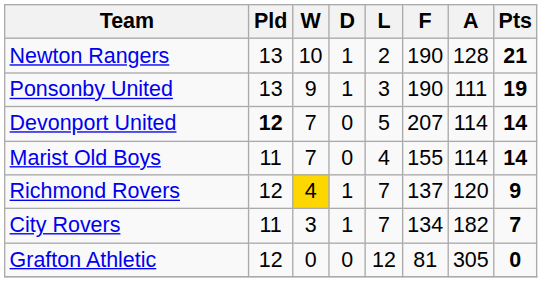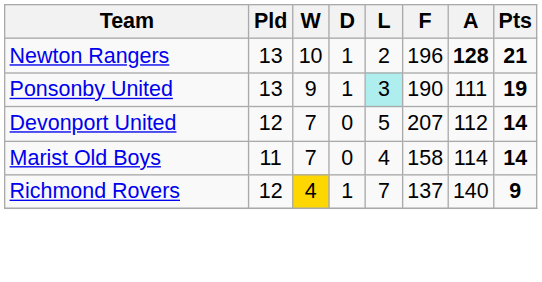(425, 55) 190 -> (425, 55) 196
(471, 55) normal -> (471, 55) bold
(384, 89) no background -> (384, 89) paleturquoise background
(271, 123) bold -> (271, 123) normal
(471, 123) 114 -> (471, 123) 112
(425, 157) 155 -> (425, 157) 158
(471, 191) 120 -> (471, 191) 140
- row: (65, 225)
- row: (83, 259)
